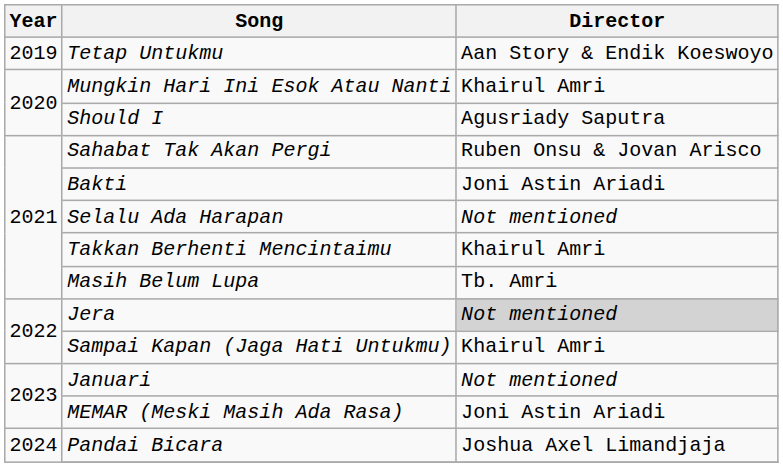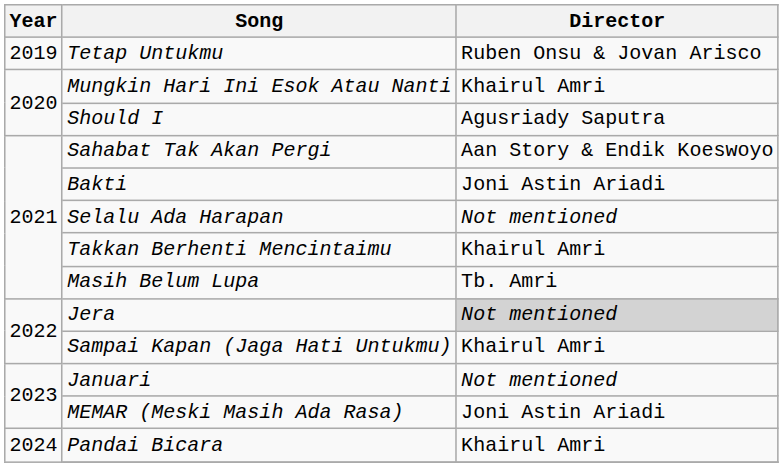(617, 54) Aan Story & Endik Koeswoyo -> (611, 54) Ruben Onsu & Jovan Arisco
(611, 152) Ruben Onsu & Jovan Arisco -> (617, 152) Aan Story & Endik Koeswoyo
(593, 445) Joshua Axel Limandjaja -> (533, 445) Khairul Amri
